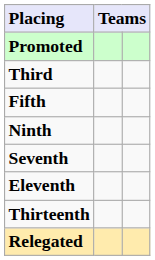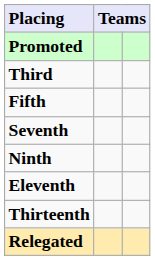rows swapped: (38, 158) <-> (30, 130)
